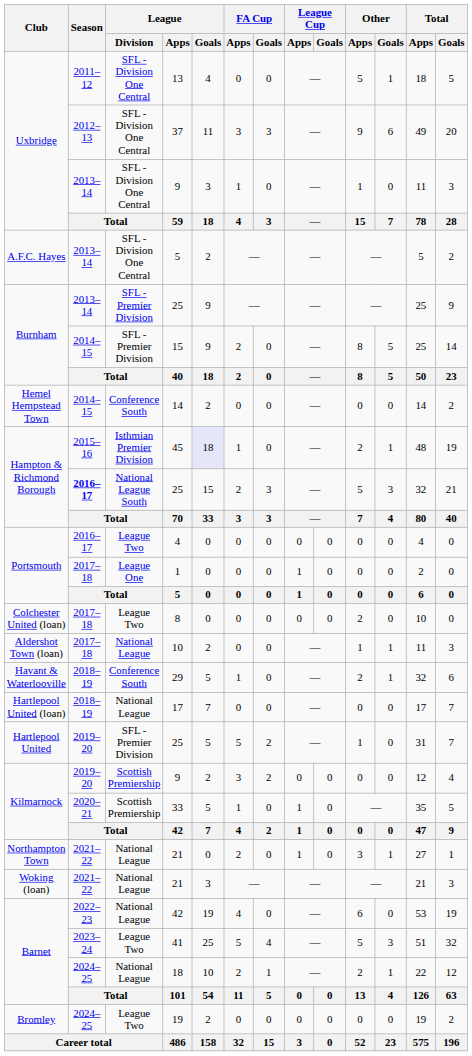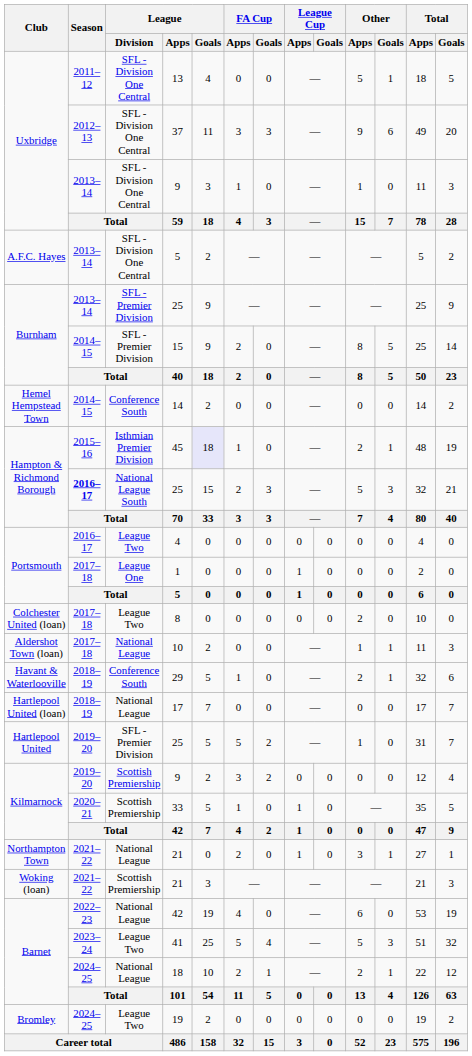(134, 884) National League -> (134, 884) Scottish Premiership
